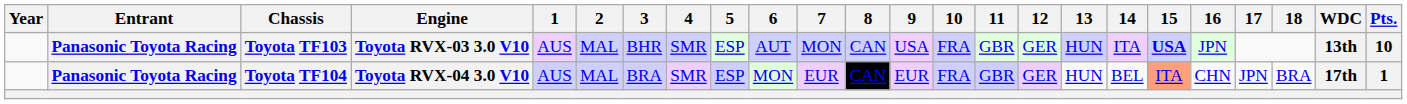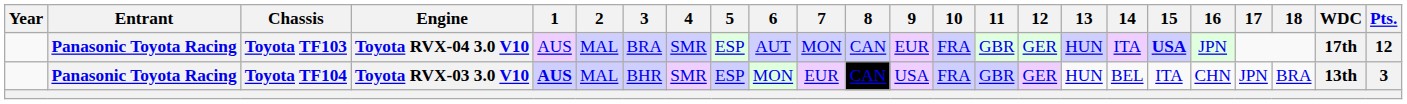(442, 46) Toyota RVX-03 3.0 V10 -> (442, 46) Toyota RVX-04 3.0 V10
(644, 46) BHR -> (644, 46) BRA
(912, 46) USA -> (912, 46) EUR
(1341, 46) 13th -> (1341, 46) 17th
(1384, 46) 10 -> (1384, 46) 12
(442, 75) Toyota RVX-04 3.0 V10 -> (442, 75) Toyota RVX-03 3.0 V10
(555, 75) normal -> (555, 75) bold
(644, 75) BRA -> (644, 75) BHR
(912, 75) EUR -> (912, 75) USA
(1169, 75) lightsalmon background -> (1169, 75) no background
(1341, 75) 17th -> (1341, 75) 13th
(1384, 75) 1 -> (1384, 75) 3
